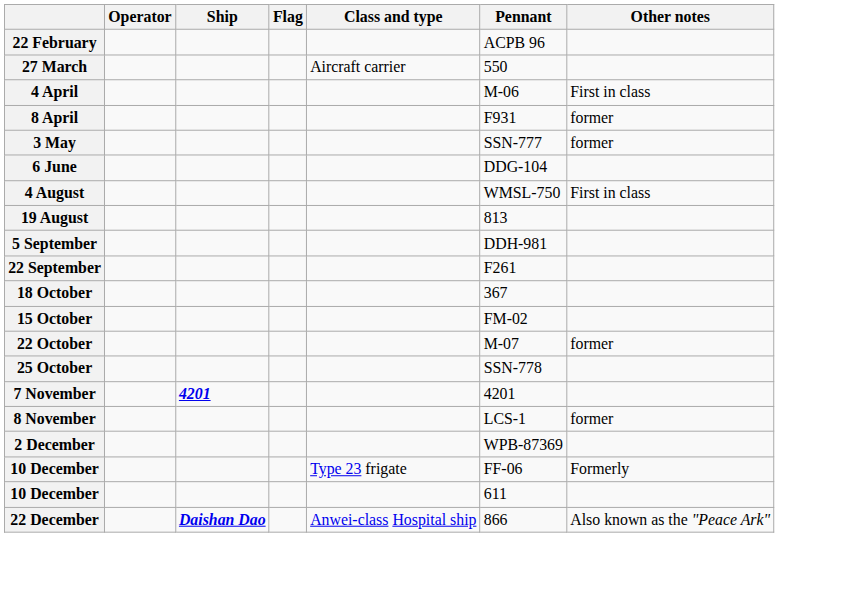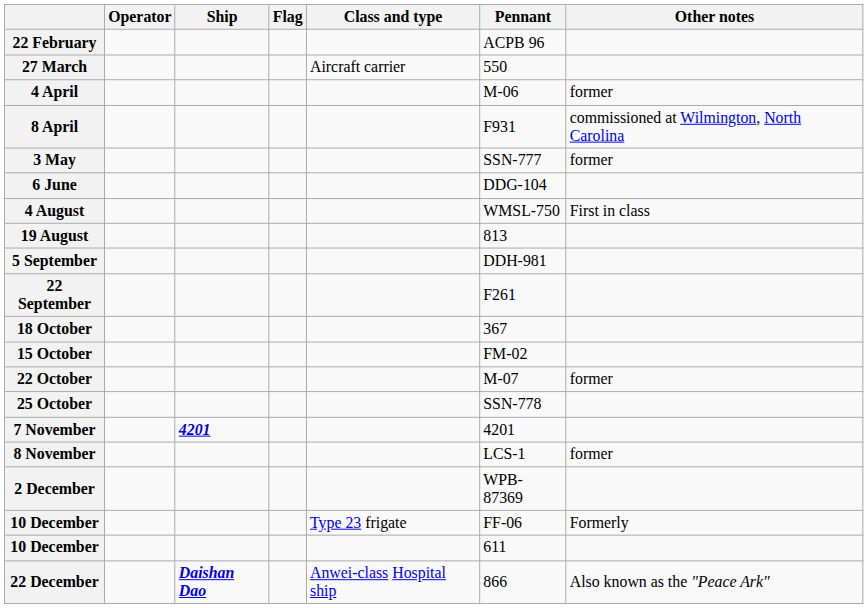(610, 92) First in class -> (591, 92) former
(592, 117) former -> (685, 126) commissioned at Wilmington, North Carolina
